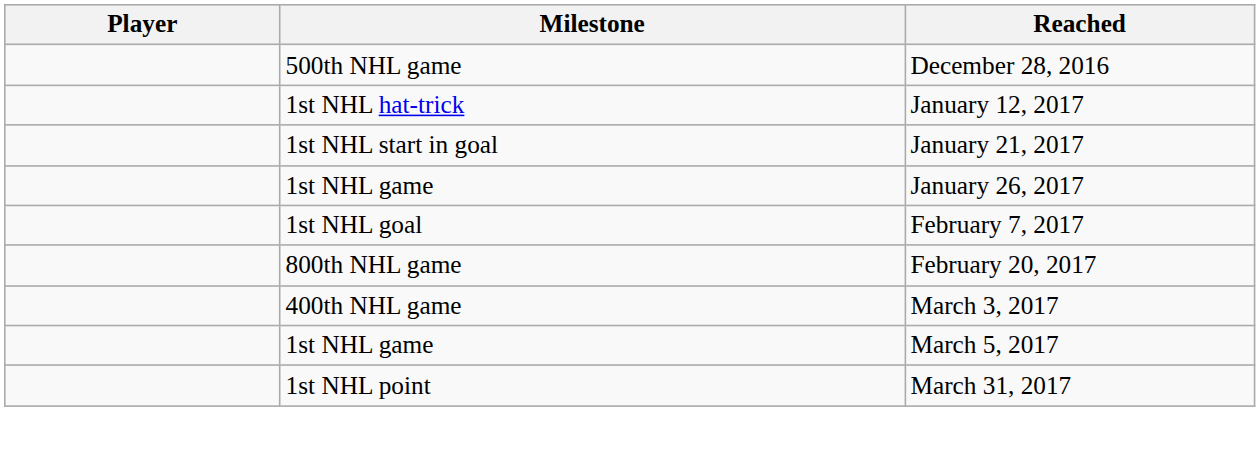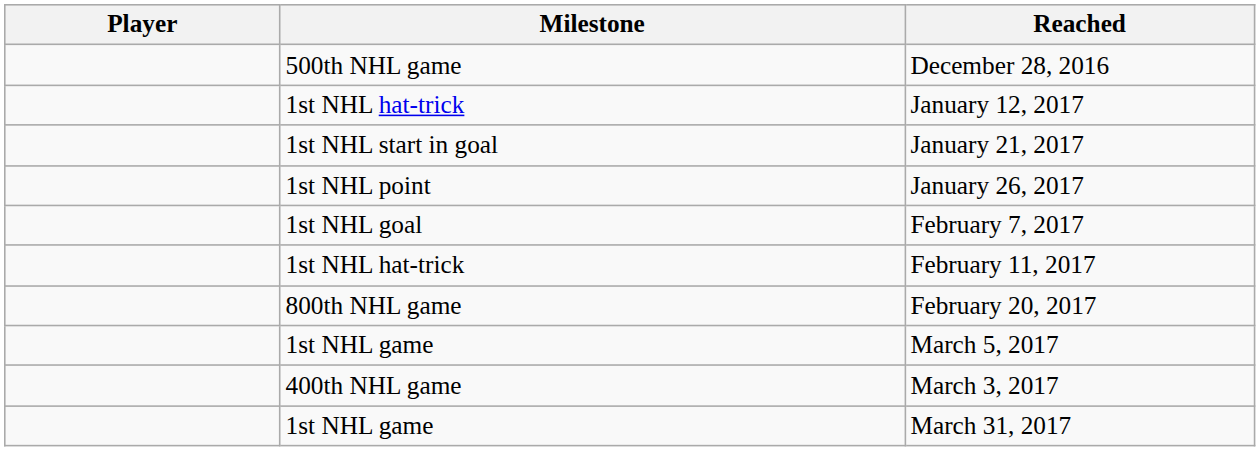(360, 184) 1st NHL game -> (358, 184) 1st NHL point
+ row: (1003, 265)
rows swapped: (985, 305) <-> (985, 345)
(358, 385) 1st NHL point -> (360, 425) 1st NHL game
